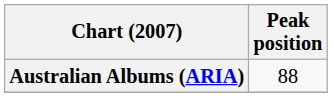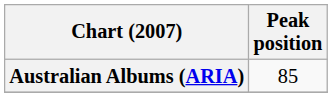(288, 75) 88 -> (288, 75) 85
